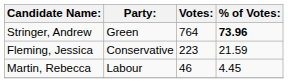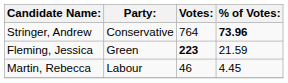(122, 31) Green -> (140, 31) Conservative
(140, 50) Conservative -> (122, 50) Green
(189, 50) normal -> (189, 50) bold
